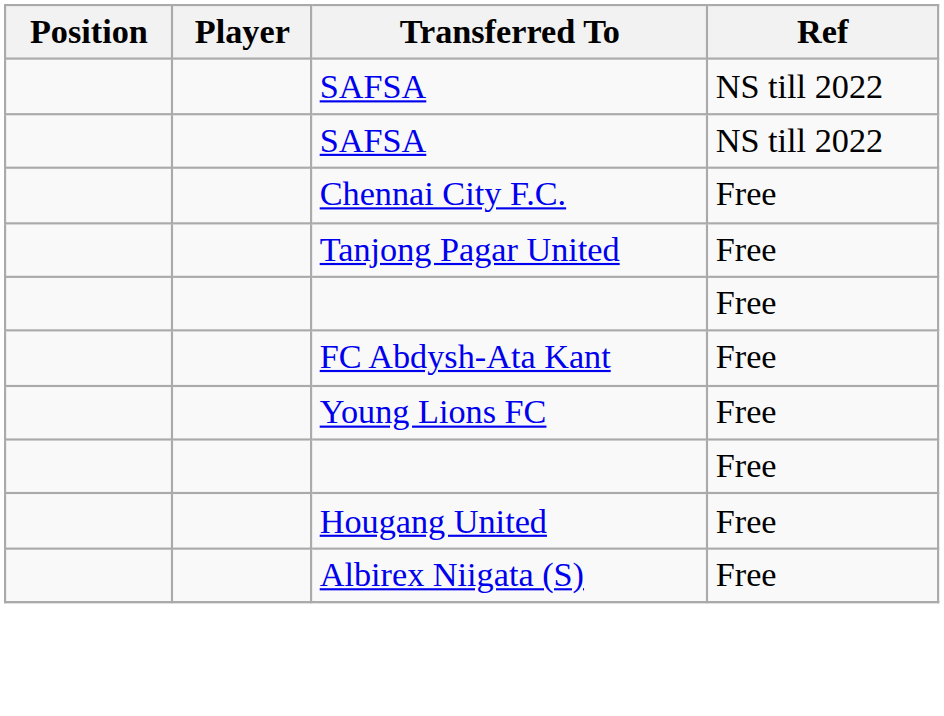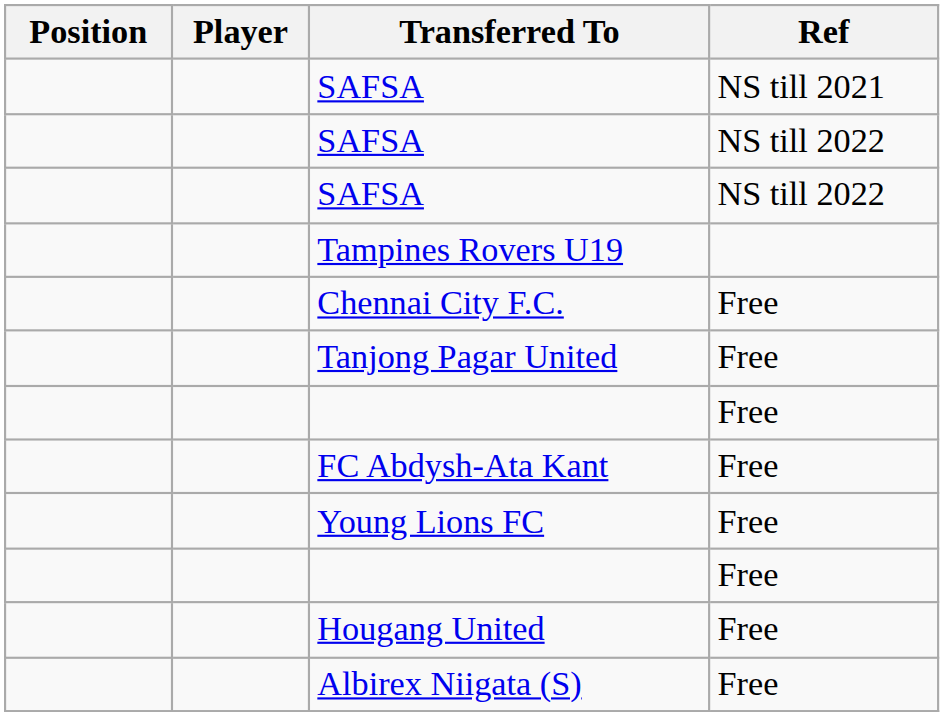+ row: (371, 85)
+ row: (470, 248)
